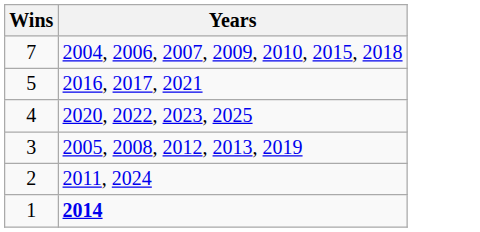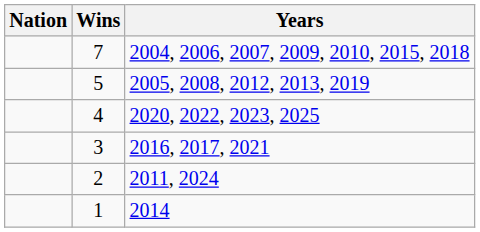+ column: (38, 20)
(133, 83) 2016, 2017, 2021 -> (250, 83) 2005, 2008, 2012, 2013, 2019
(183, 147) 2005, 2008, 2012, 2013, 2019 -> (200, 147) 2016, 2017, 2021
(83, 210) bold -> (150, 210) normal
